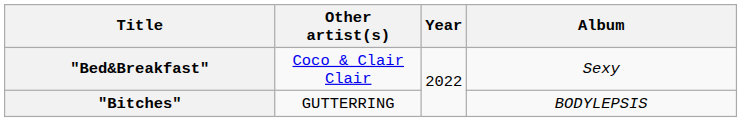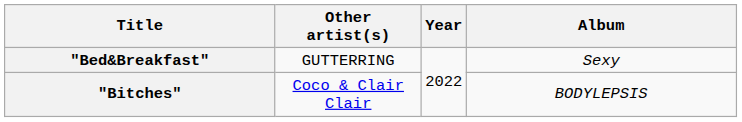(348, 69) Coco & Clair Clair -> (348, 60) GUTTERRING
(348, 103) GUTTERRING -> (348, 94) Coco & Clair Clair
